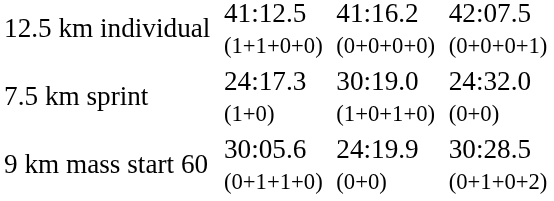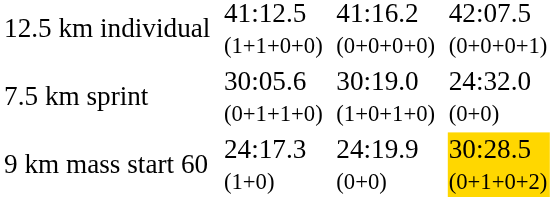(265, 96) 24:17.3 (1+0) -> (273, 96) 30:05.6 (0+1+1+0)
(273, 164) 30:05.6 (0+1+1+0) -> (265, 164) 24:17.3 (1+0)
(498, 164) no background -> (498, 164) gold background
